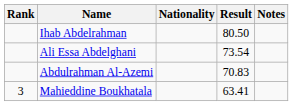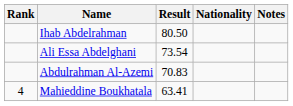columns swapped: (187, 14) <-> (236, 14)
(21, 91) 3 -> (21, 91) 4
